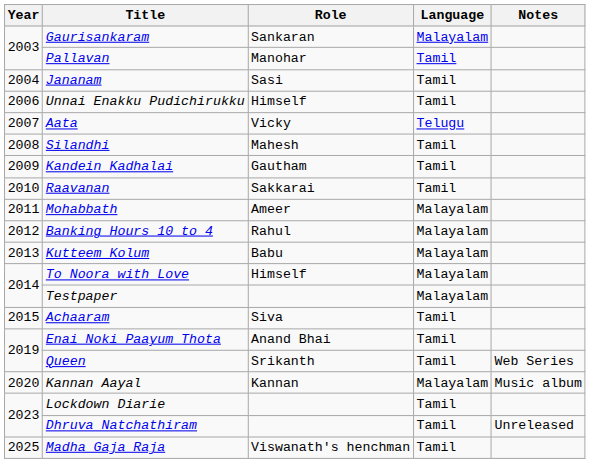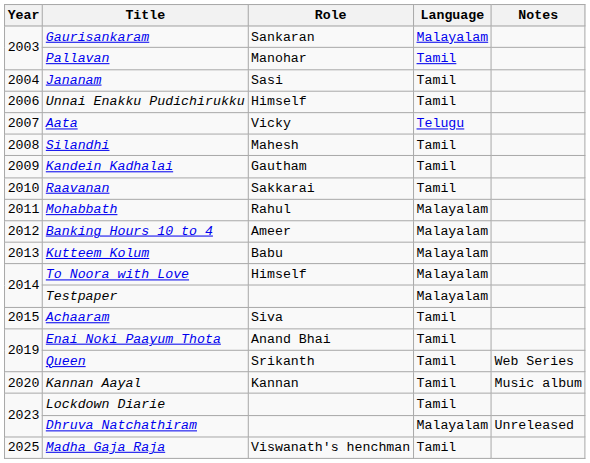(271, 210) Ameer -> (271, 210) Rahul
(271, 231) Rahul -> (271, 231) Ameer
(452, 383) Malayalam -> (436, 383) Tamil
(436, 426) Tamil -> (452, 426) Malayalam
